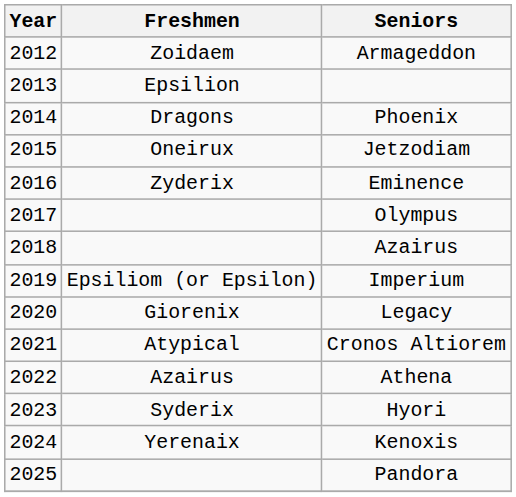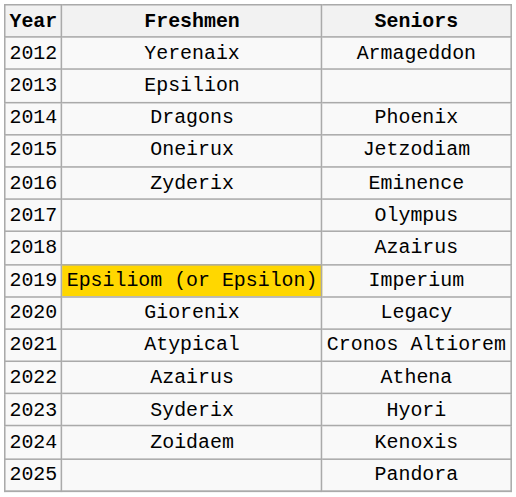(192, 53) Zoidaem -> (192, 53) Yerenaix
(192, 280) no background -> (192, 280) gold background
(192, 442) Yerenaix -> (192, 442) Zoidaem
